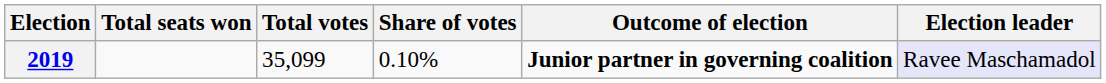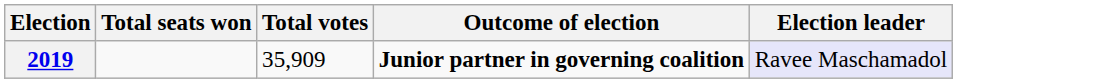- column: (448, 22)
(294, 59) 35,099 -> (294, 59) 35,909
